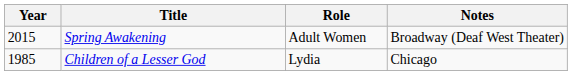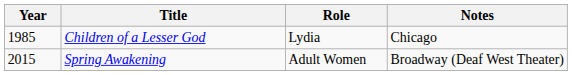rows swapped: (135, 59) <-> (115, 37)
